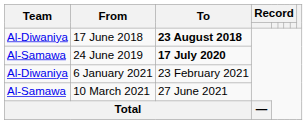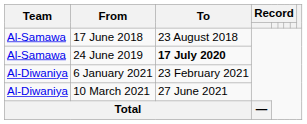(37, 37) Al-Diwaniya -> (36, 37) Al-Samawa
(200, 37) bold -> (198, 37) normal
(36, 92) Al-Samawa -> (37, 92) Al-Diwaniya
